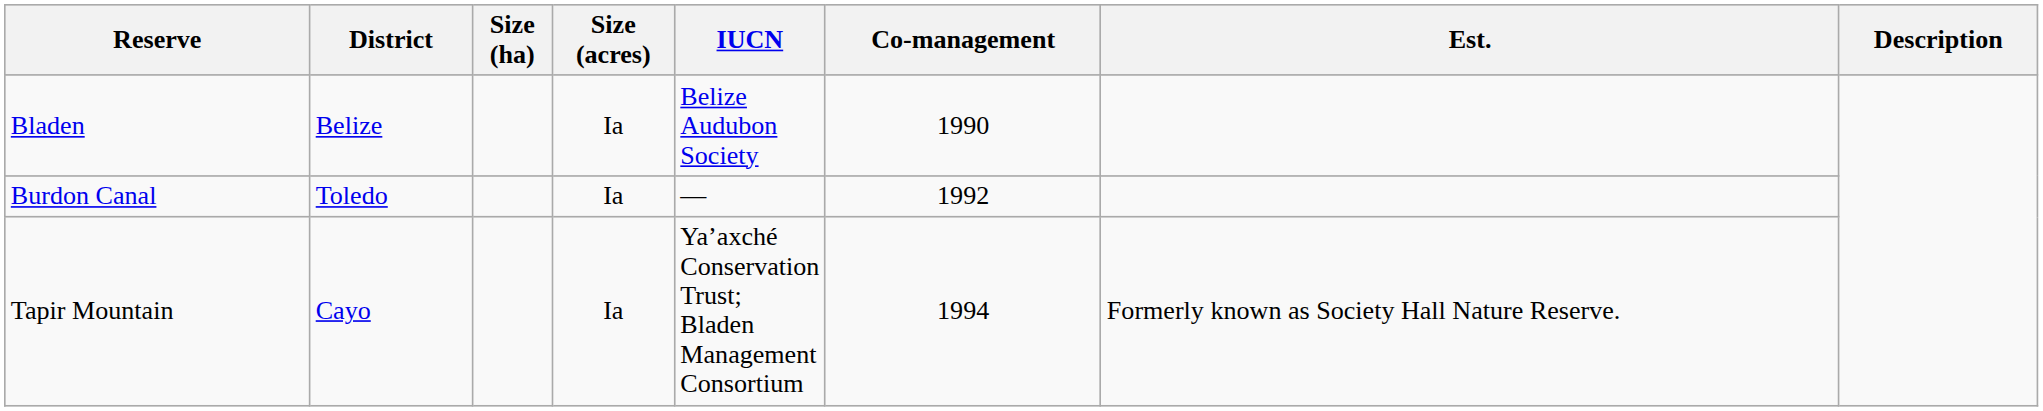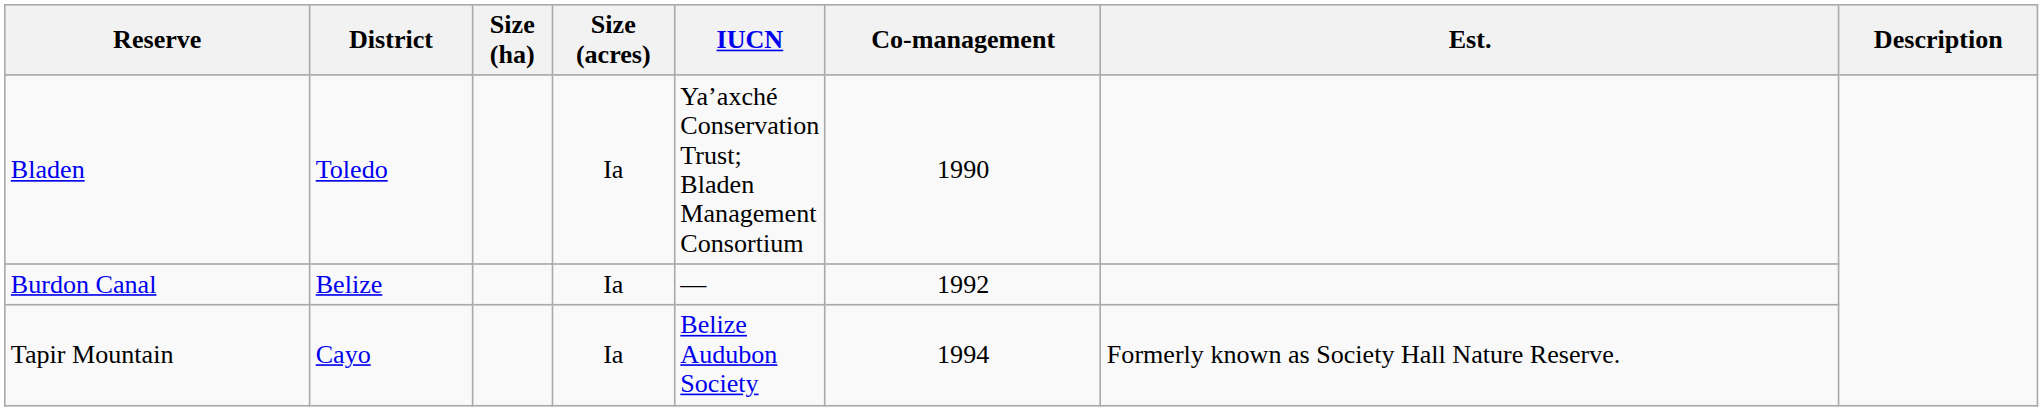(349, 125) Belize -> (352, 169) Toledo
(729, 125) Belize Audubon Society -> (750, 169) Ya’axché Conservation Trust; Bladen Management Consortium
(352, 195) Toledo -> (349, 283) Belize
(750, 310) Ya’axché Conservation Trust; Bladen Management Consortium -> (729, 354) Belize Audubon Society
